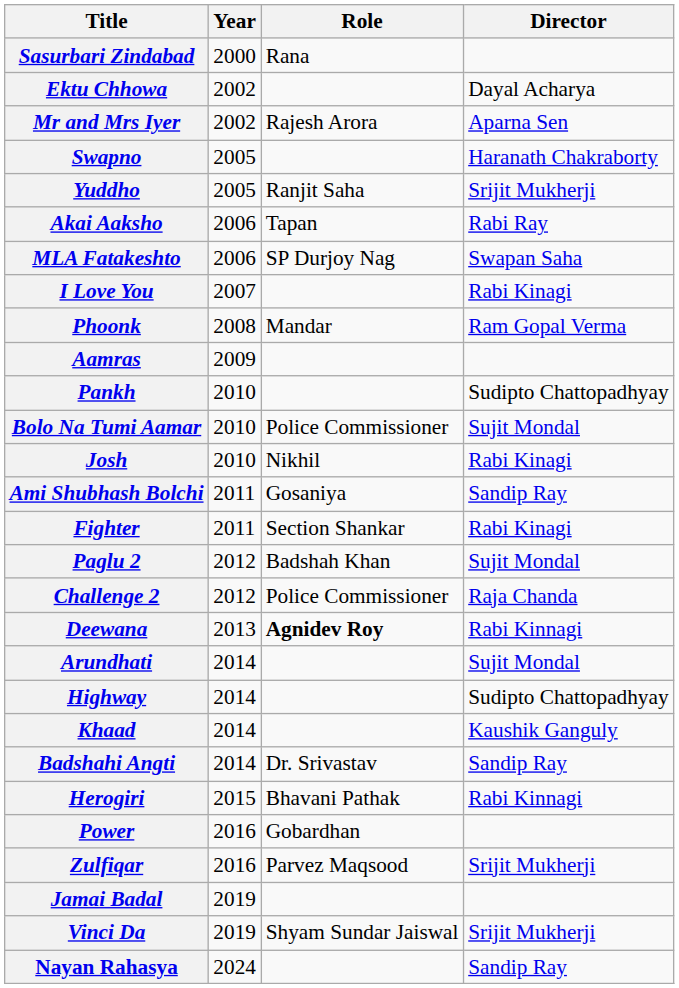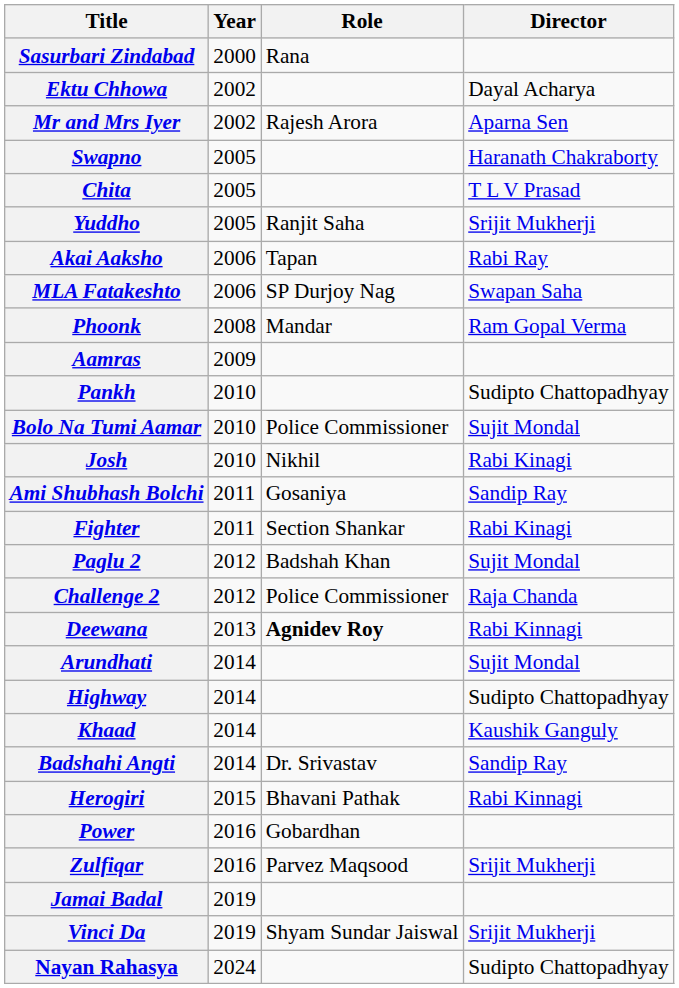+ row: (107, 190)
- row: (107, 291)
(518, 966) Sandip Ray -> (568, 966) Sudipto Chattopadhyay
